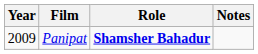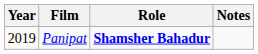(22, 37) 2009 -> (22, 37) 2019
